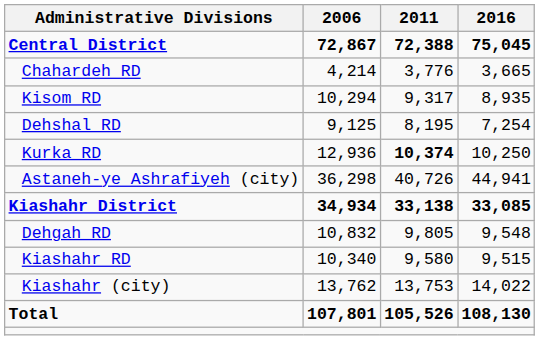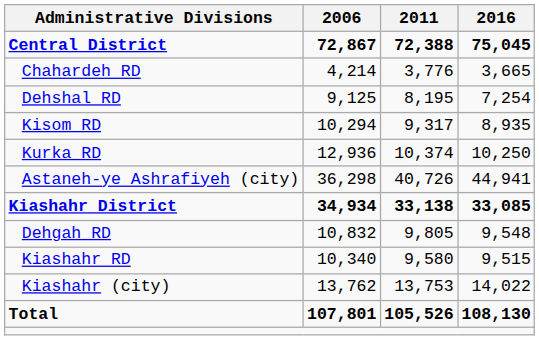rows swapped: (71, 126) <-> (61, 99)
(424, 153) bold -> (424, 153) normal
